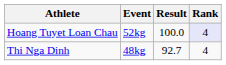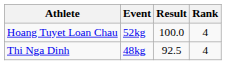(205, 32) lavender background -> (205, 32) no background
(172, 51) 92.7 -> (172, 51) 92.5
